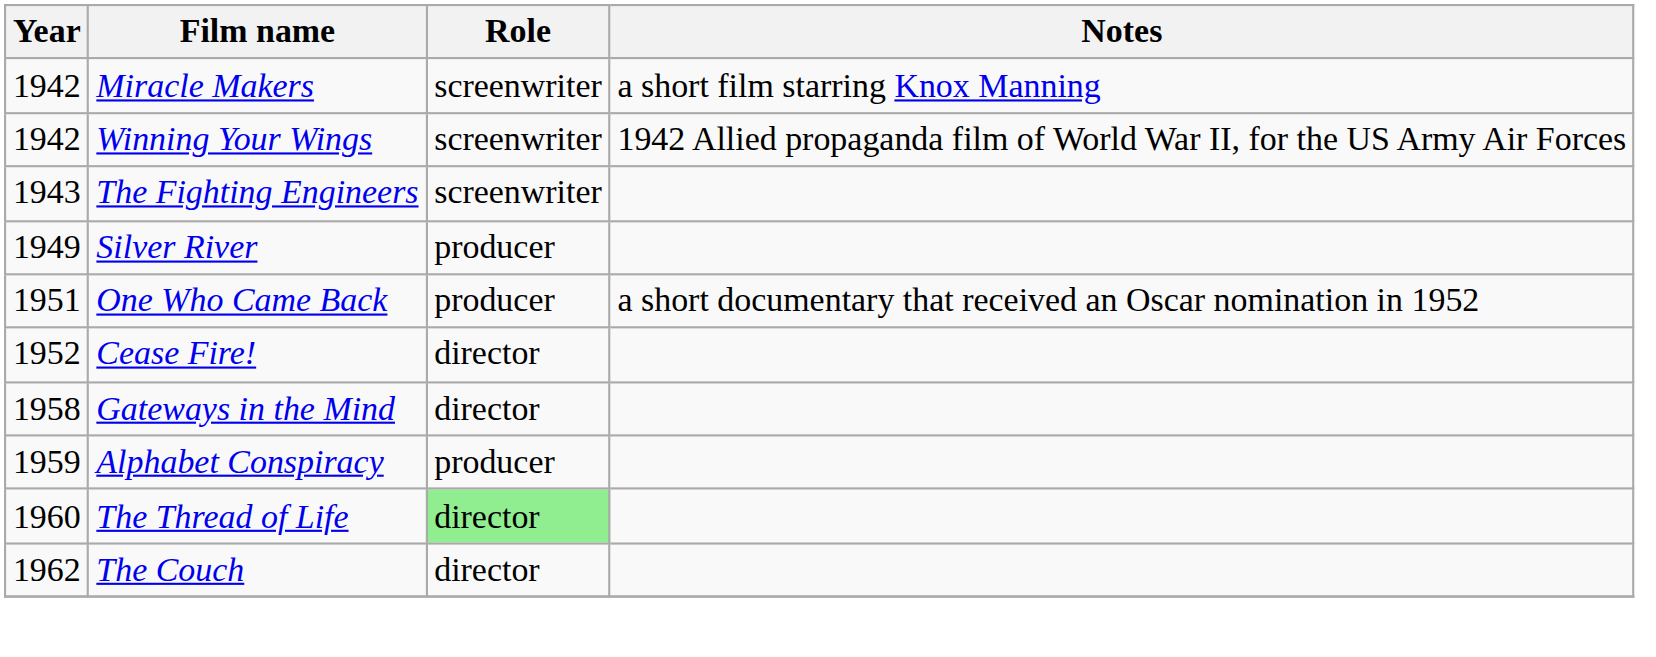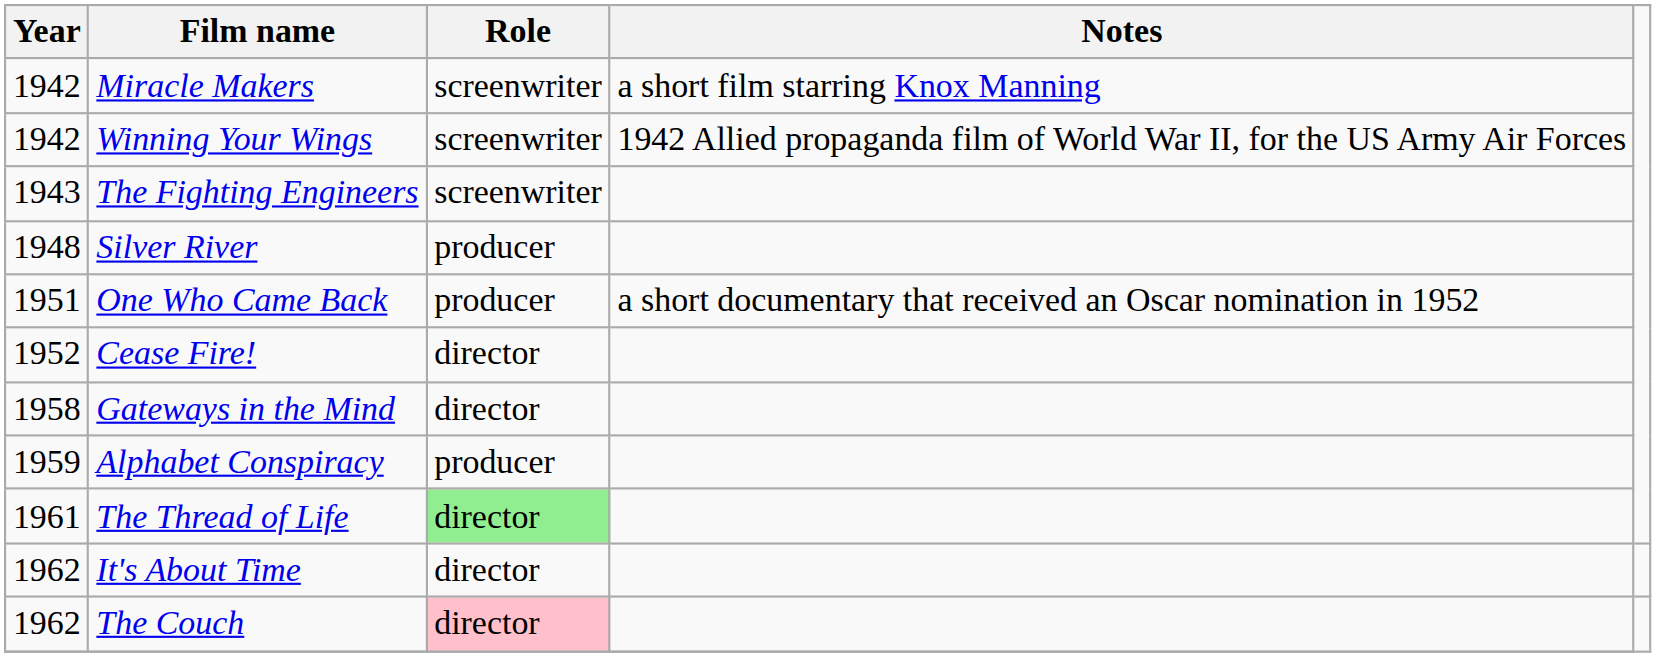(47, 246) 1949 -> (47, 246) 1948
(47, 515) 1960 -> (47, 515) 1961
+ row: (199, 569)
(487, 569) no background -> (487, 623) pink background
